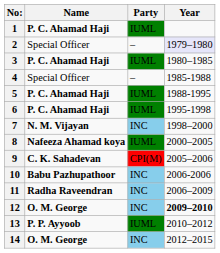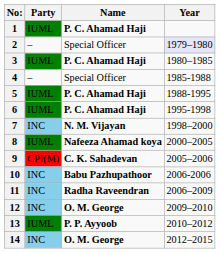columns swapped: (76, 12) <-> (146, 12)
(190, 207) bold -> (190, 207) normal
